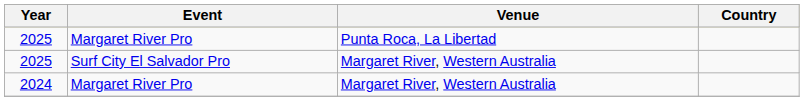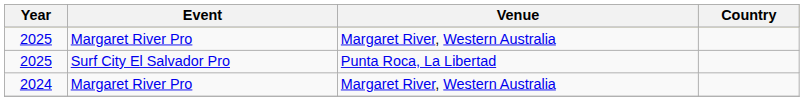(419, 38) Punta Roca, La Libertad -> (448, 38) Margaret River, Western Australia
(448, 61) Margaret River, Western Australia -> (419, 61) Punta Roca, La Libertad
